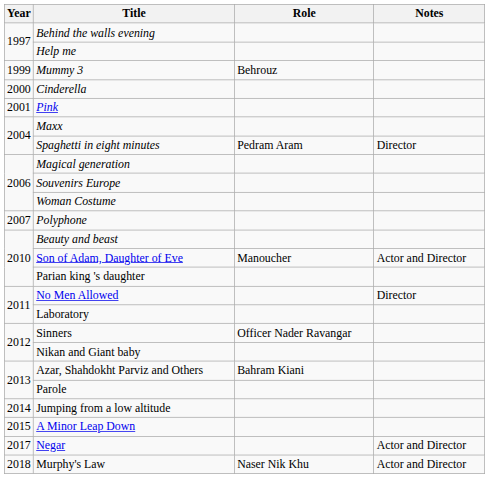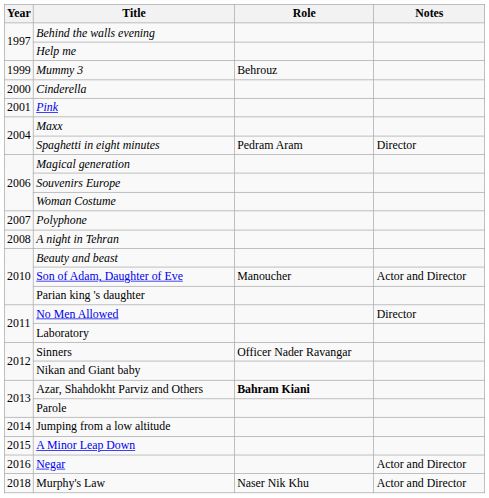+ row: (78, 239)
(271, 370) normal -> (274, 389) bold
(19, 445) 2017 -> (19, 464) 2016
